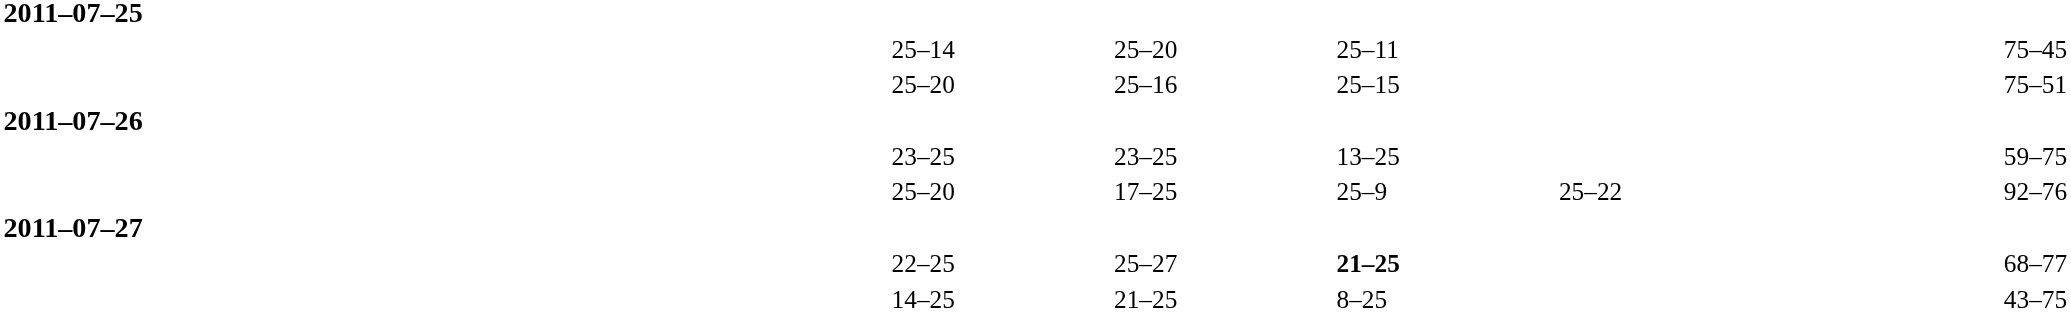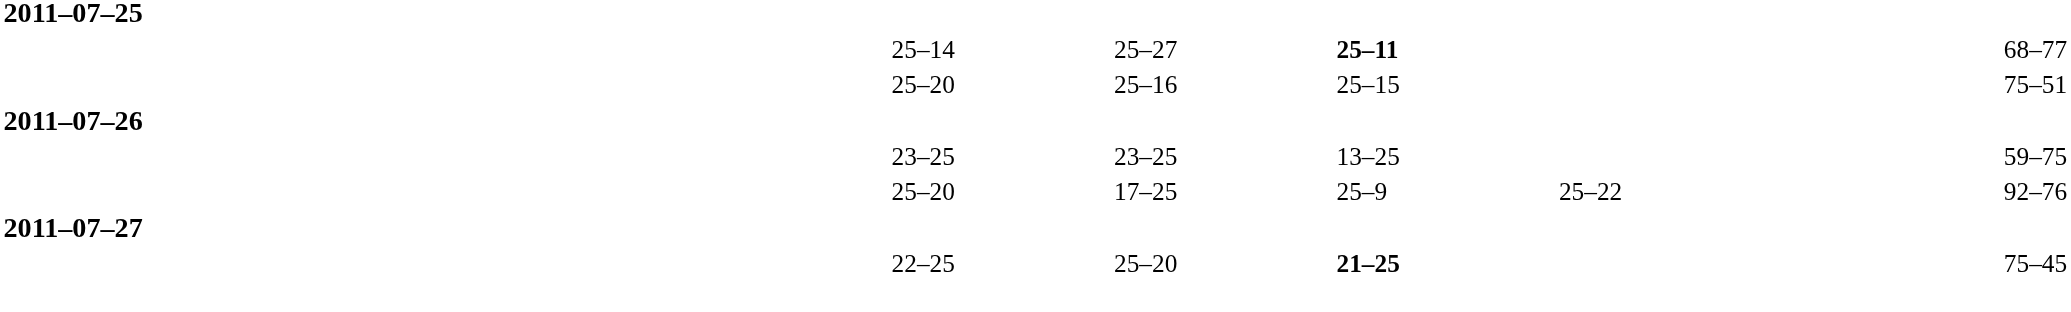(1146, 49) 25–20 -> (1146, 49) 25–27
(1368, 49) normal -> (1367, 49) bold
(2035, 49) 75–45 -> (2035, 49) 68–77
(1146, 264) 25–27 -> (1146, 264) 25–20
(2035, 264) 68–77 -> (2035, 264) 75–45
- row: (167, 300)
